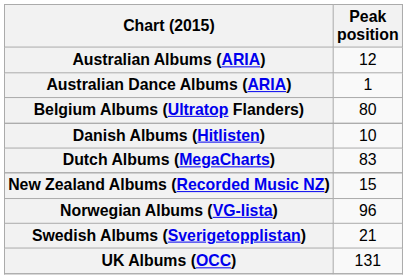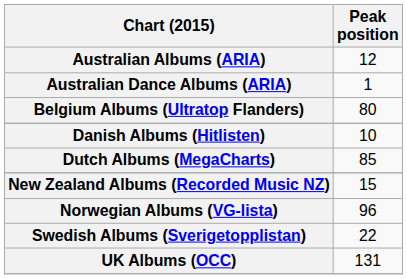(368, 160) 83 -> (368, 160) 85
(368, 235) 21 -> (368, 235) 22
